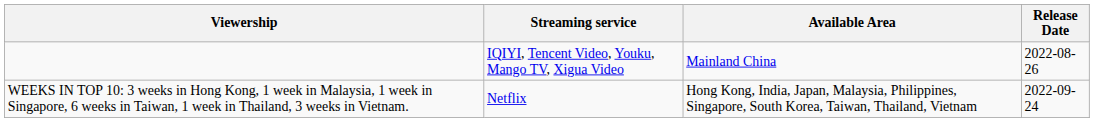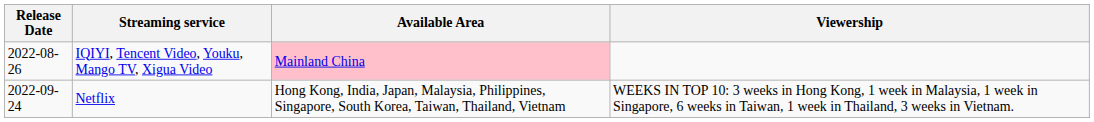columns swapped: (1055, 23) <-> (244, 23)
(731, 61) no background -> (320, 61) pink background
